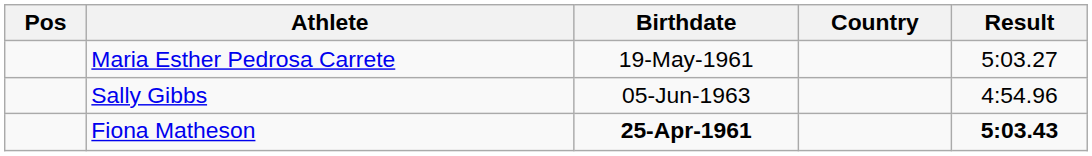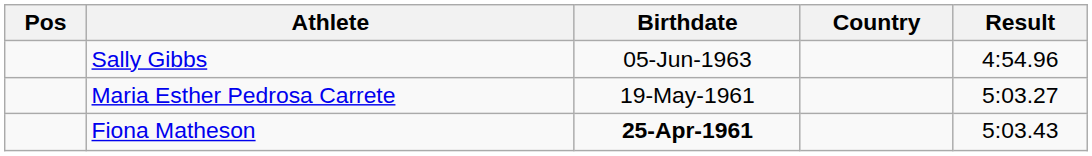rows swapped: (149, 95) <-> (243, 58)
(1019, 131) bold -> (1020, 131) normal
